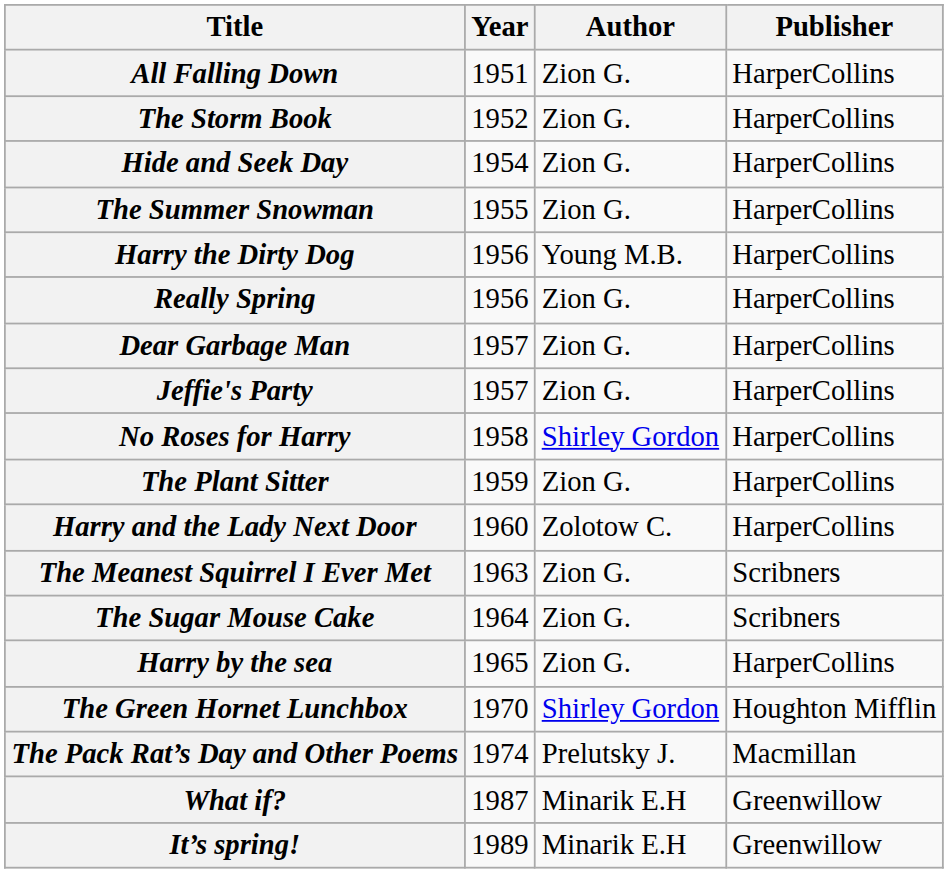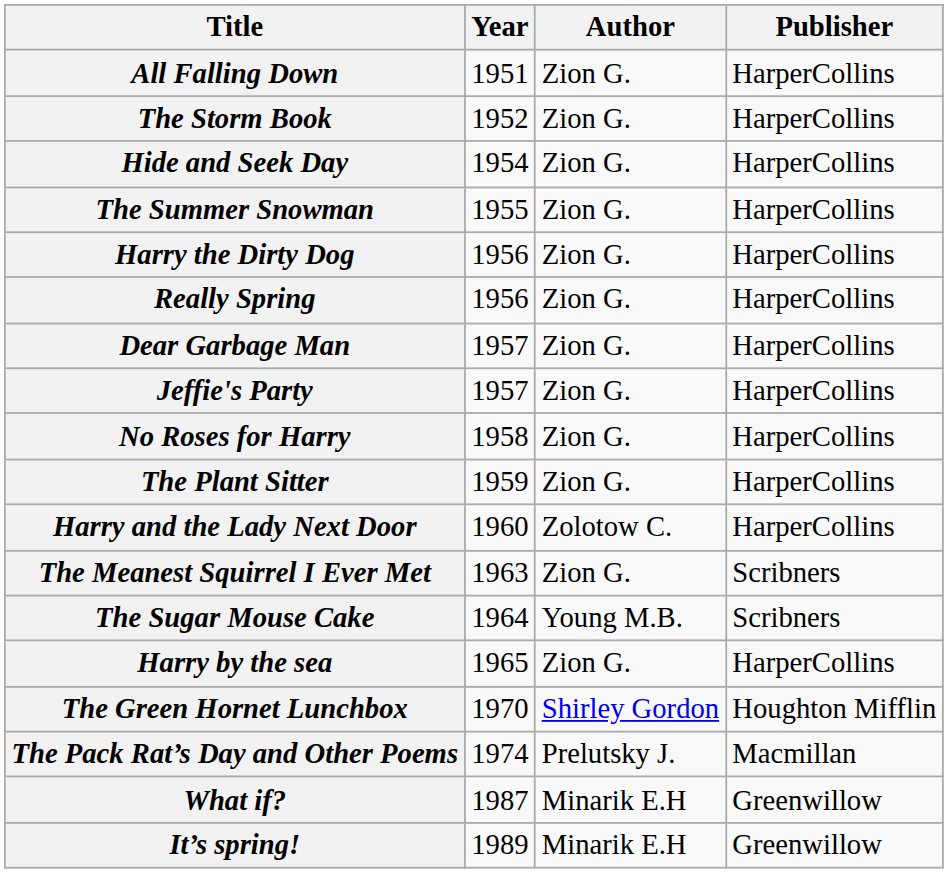(612, 254) Young M.B. -> (586, 254) Zion G.
(630, 436) Shirley Gordon -> (586, 436) Zion G.
(586, 617) Zion G. -> (612, 617) Young M.B.
